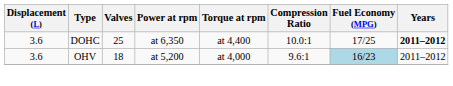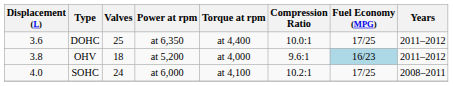(423, 40) bold -> (423, 40) normal
(36, 56) 3.6 -> (36, 56) 3.8
+ row: (85, 72)
